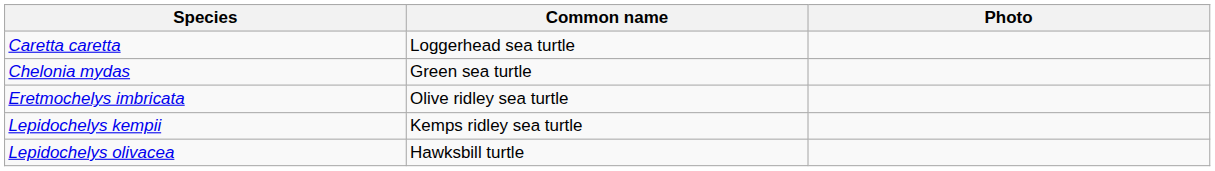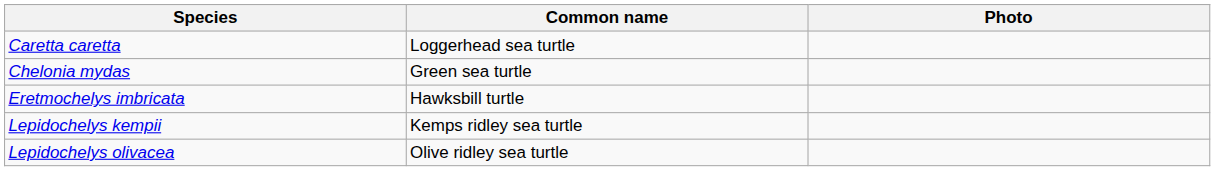(489, 98) Olive ridley sea turtle -> (467, 98) Hawksbill turtle
(467, 152) Hawksbill turtle -> (489, 152) Olive ridley sea turtle
